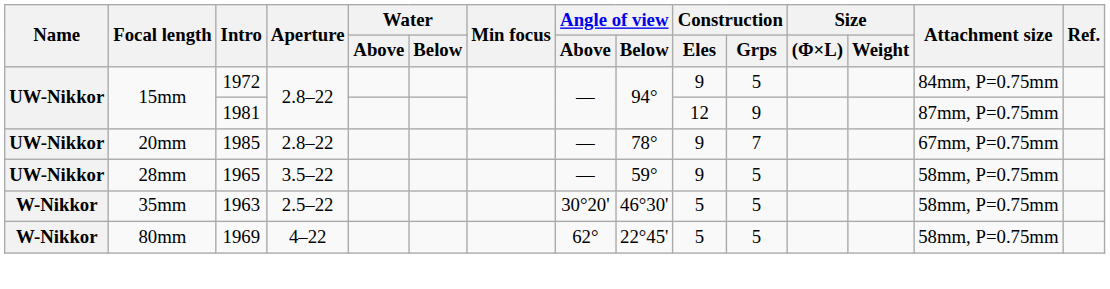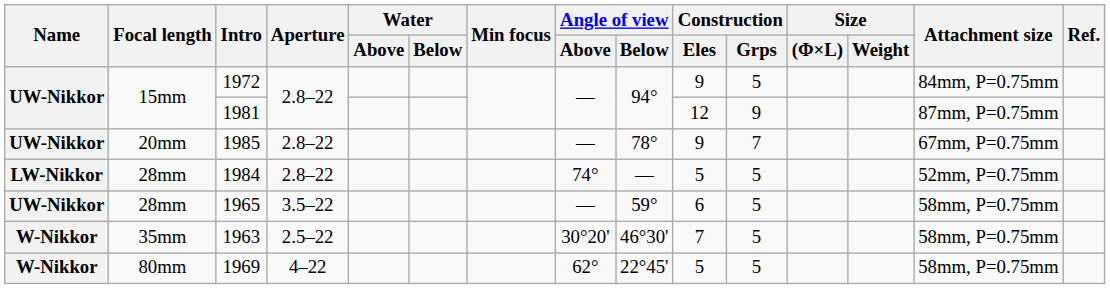+ row: (241, 174)
(699, 174) 9 -> (699, 205) 6
(699, 205) 5 -> (699, 236) 7
